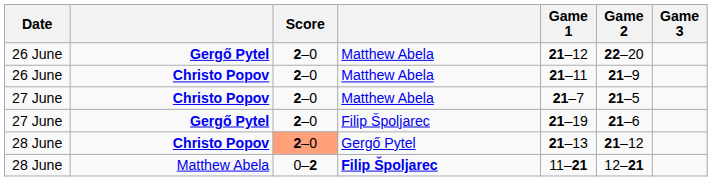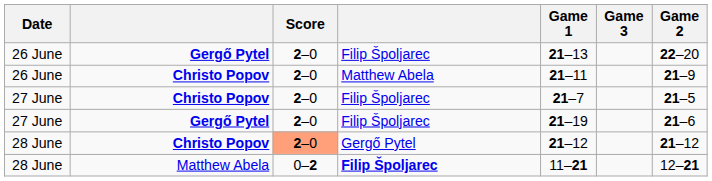columns swapped: (624, 24) <-> (680, 24)
(388, 54) Matthew Abela -> (386, 54) Filip Špoljarec
(568, 54) 21–12 -> (568, 54) 21–13
(388, 99) Matthew Abela -> (386, 99) Filip Špoljarec
(568, 143) 21–13 -> (568, 143) 21–12
